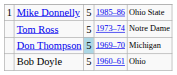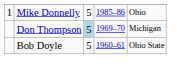(147, 12) Ohio State -> (137, 12) Ohio
- row: (38, 29)
(137, 62) Ohio -> (147, 45) Ohio State
